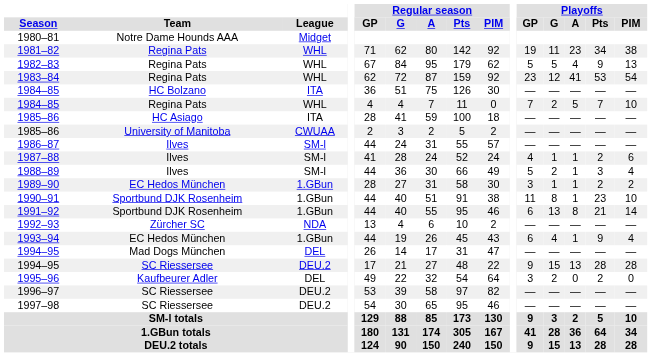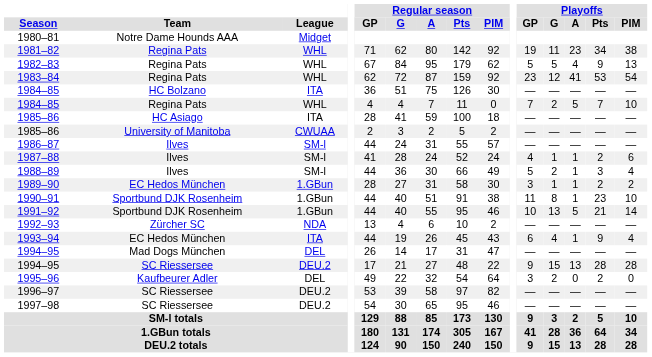(530, 211) 6 -> (530, 211) 10
(575, 211) 8 -> (575, 211) 5
(315, 238) 1.GBun -> (315, 238) ITA
